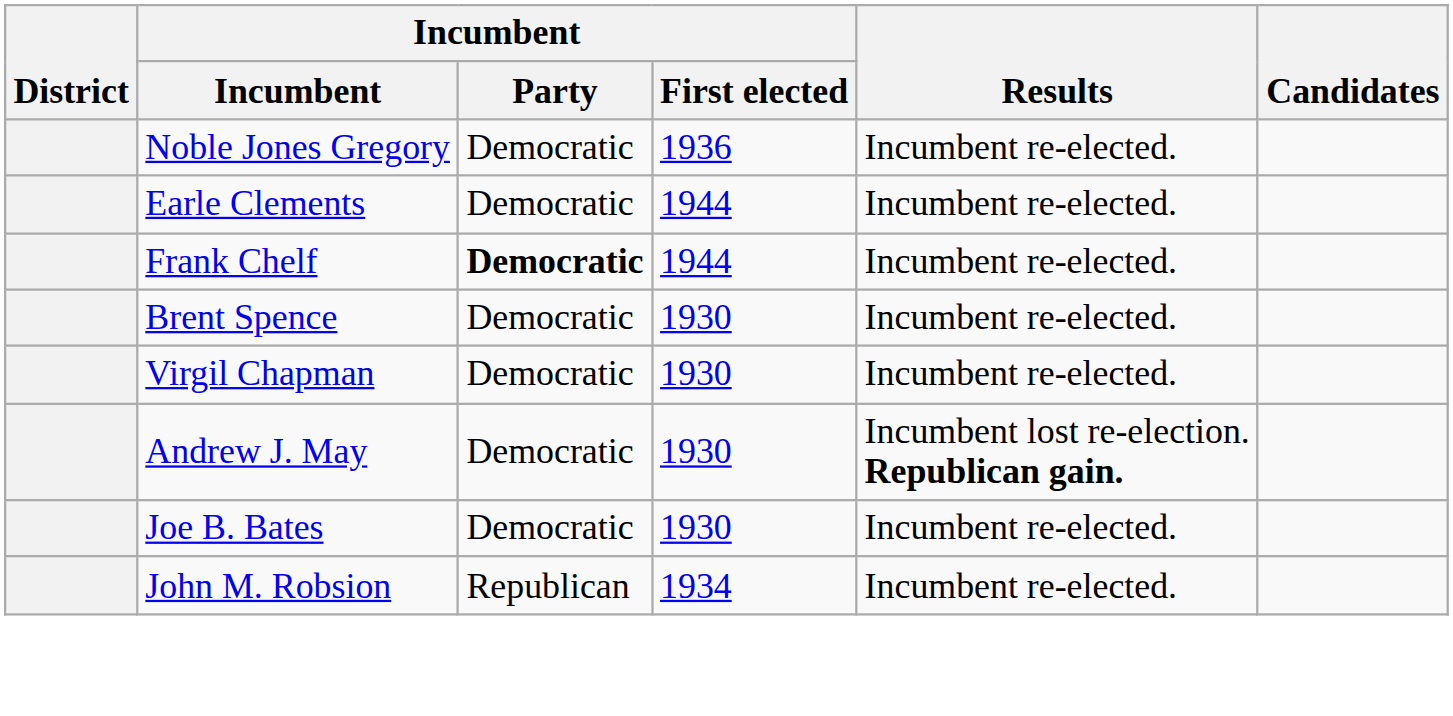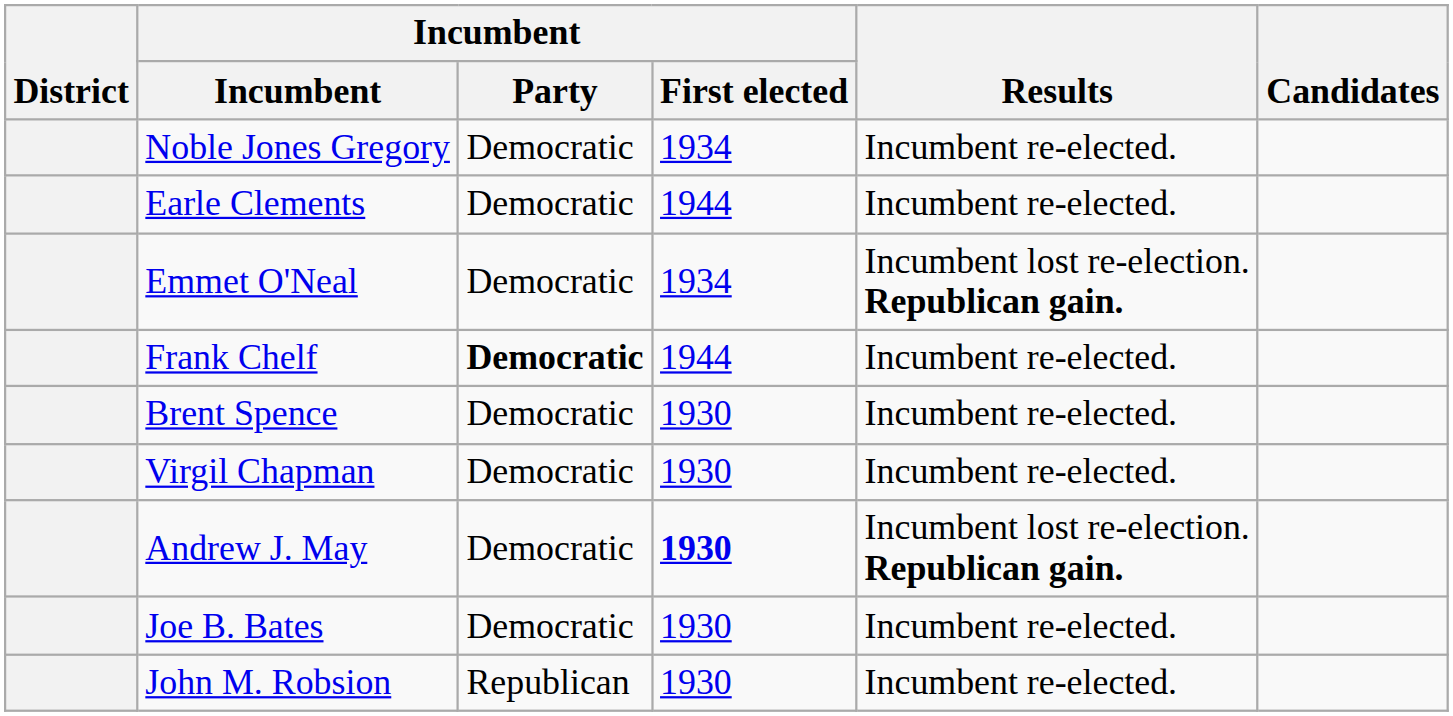(696, 146) 1936 -> (696, 146) 1934
+ row: (252, 280)
(696, 450) normal -> (696, 548) bold
(696, 584) 1934 -> (696, 681) 1930
